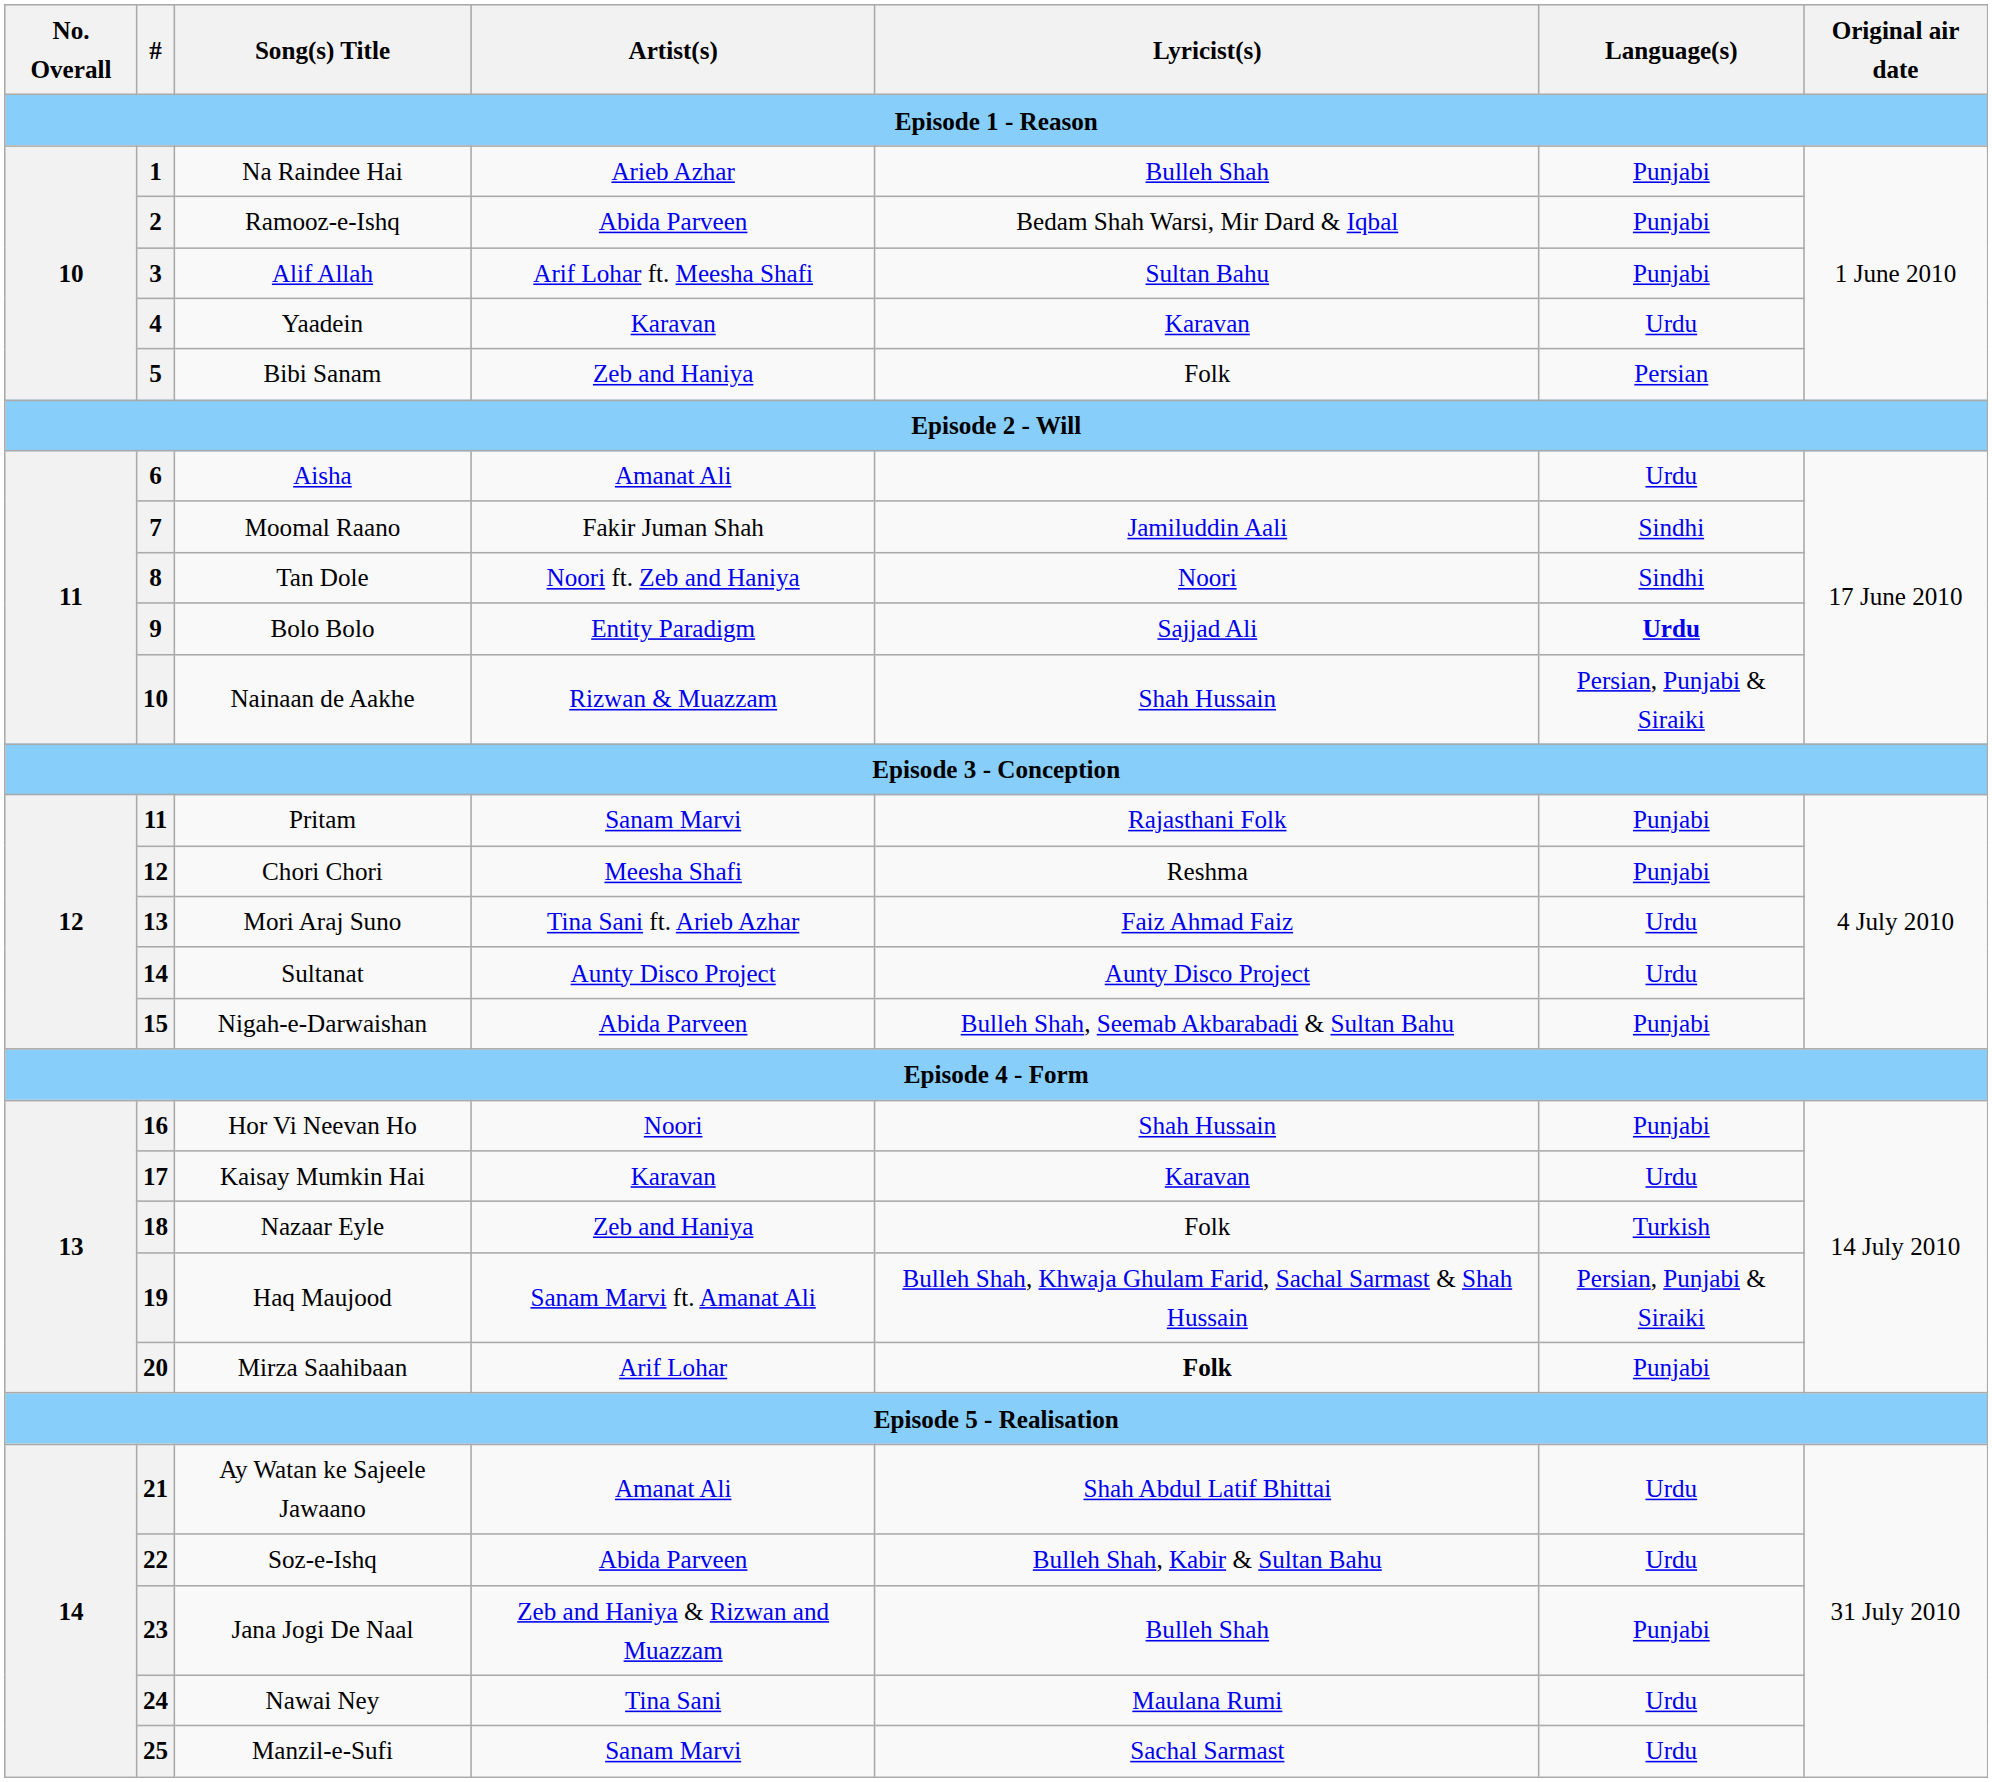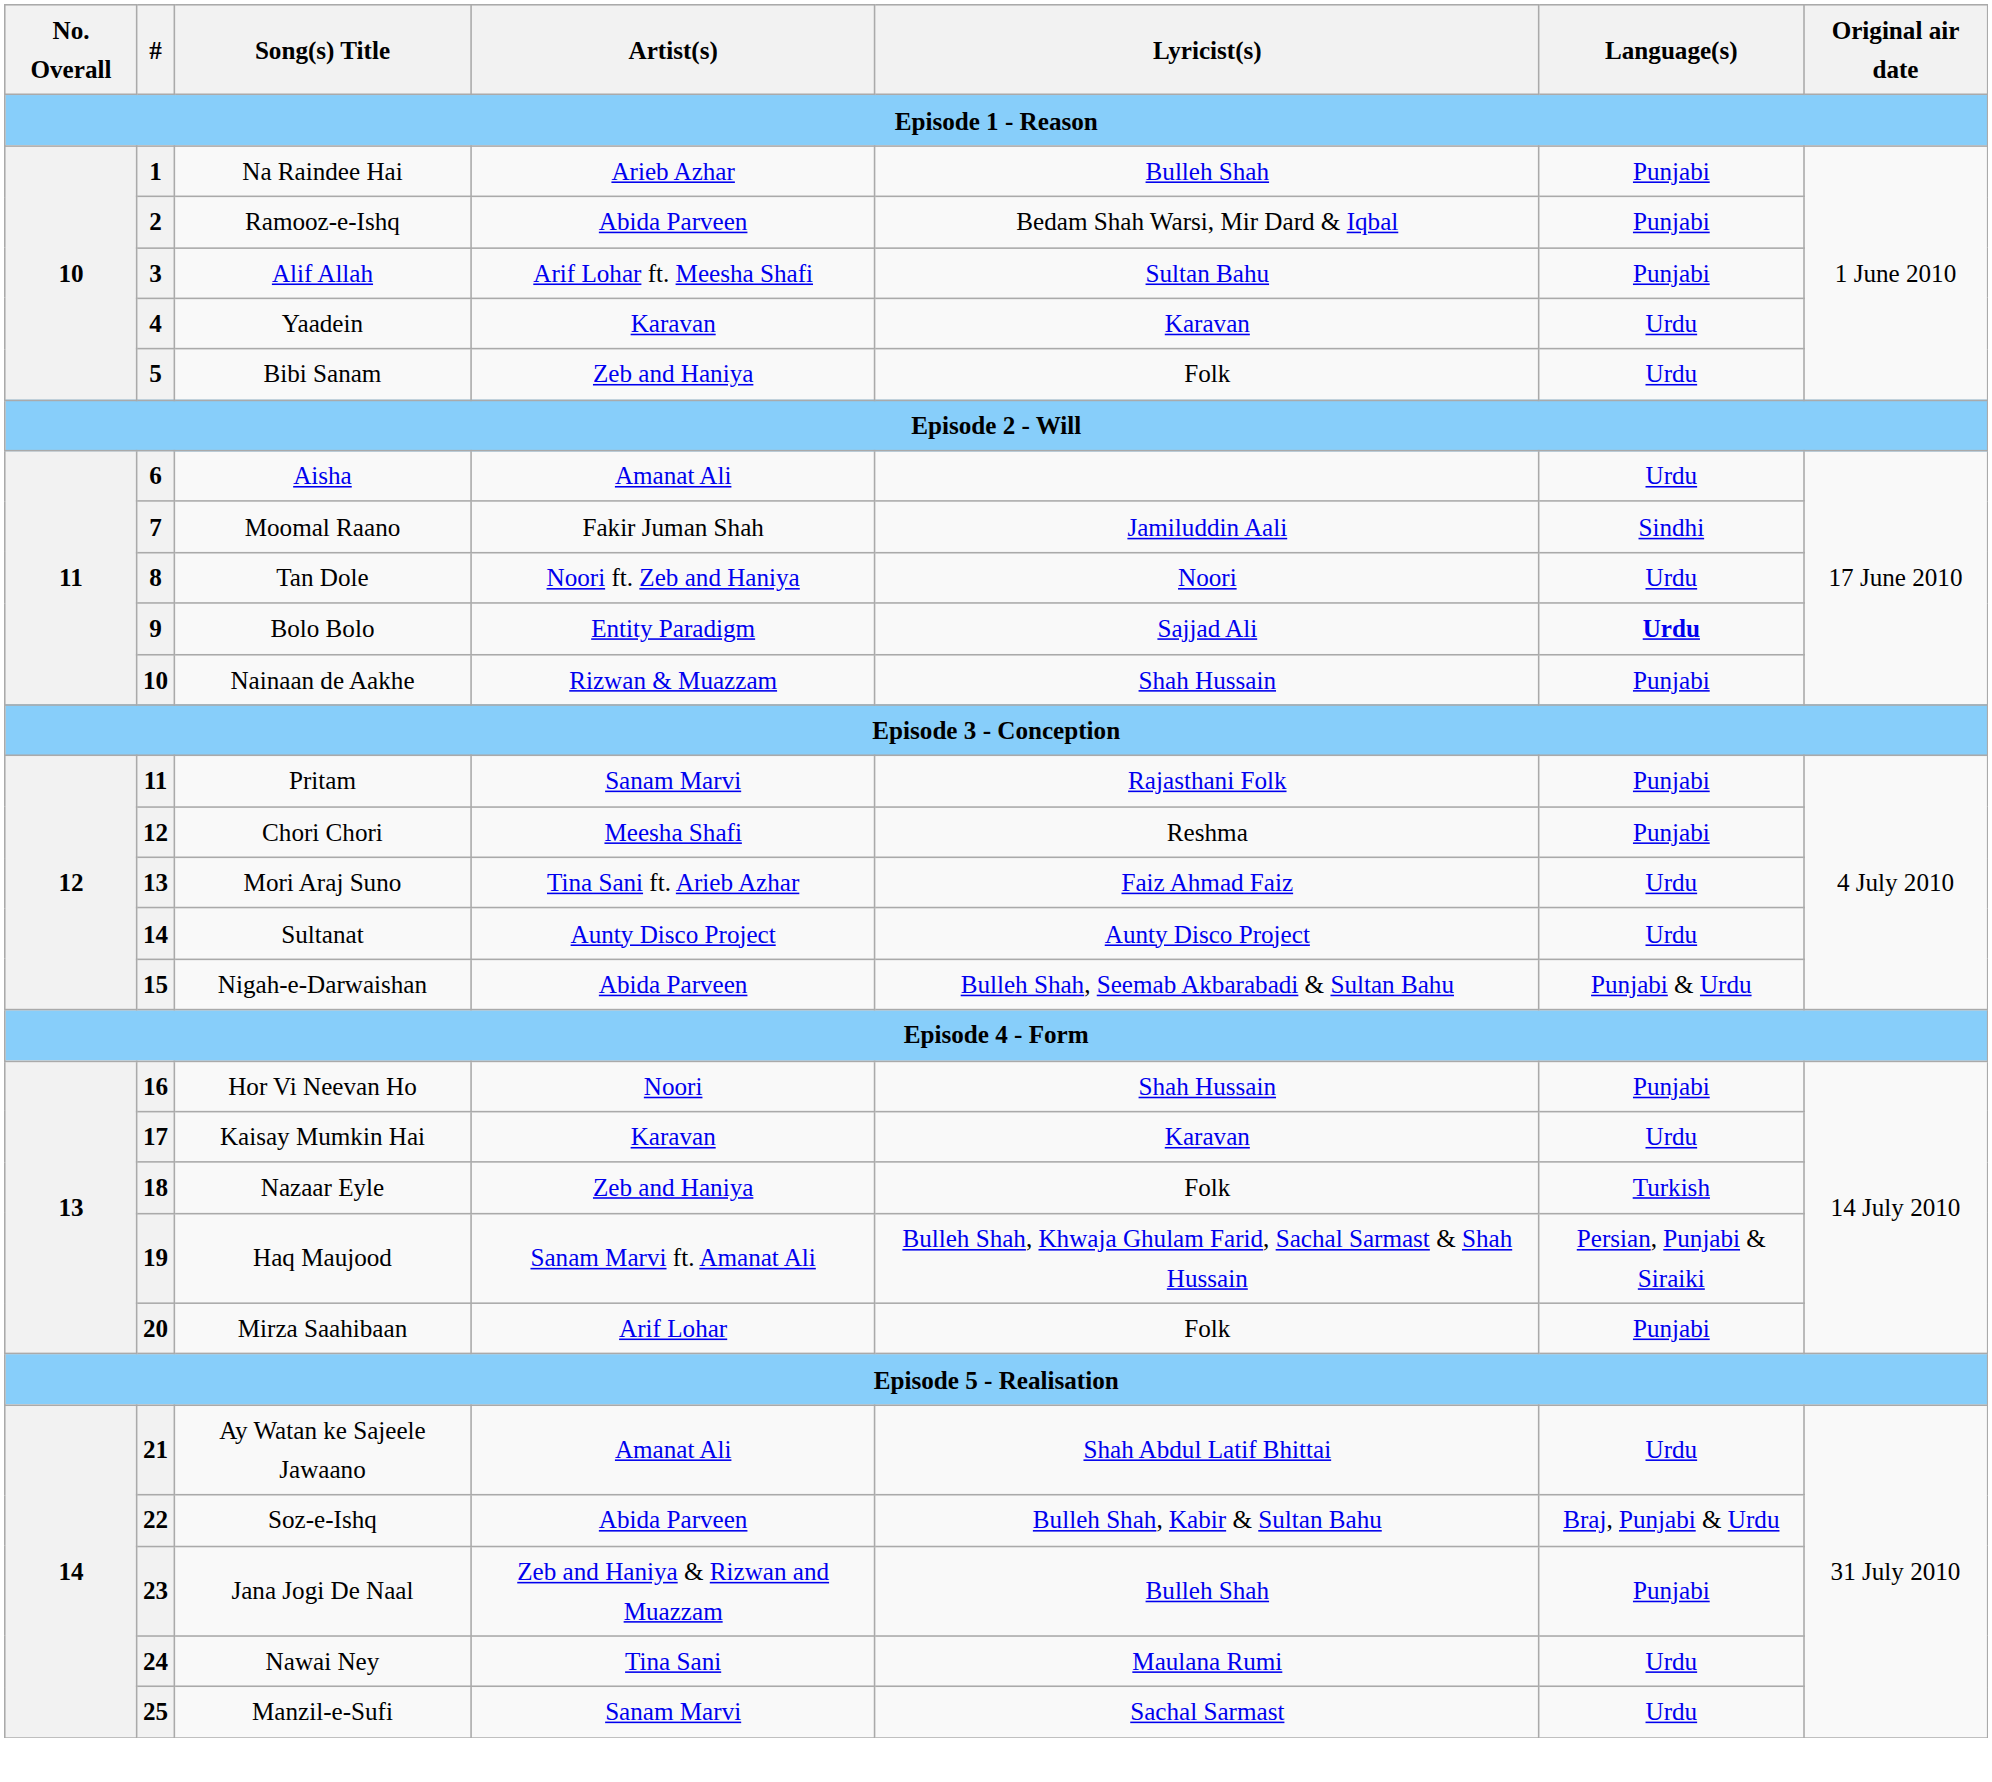(1671, 374) Persian -> (1671, 374) Urdu
(1671, 578) Sindhi -> (1671, 578) Urdu
(1671, 699) Persian, Punjabi & Siraiki -> (1671, 679) Punjabi
(1671, 1024) Punjabi -> (1671, 984) Punjabi & Urdu
(1207, 1368) bold -> (1207, 1329) normal
(1671, 1560) Urdu -> (1671, 1520) Braj, Punjabi & Urdu
